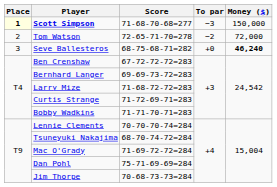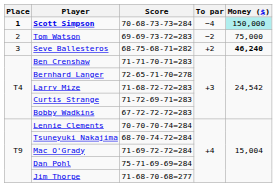(18, 23) lightyellow background -> (18, 23) no background
(157, 23) 71-68-70-68=277 -> (157, 23) 70-68-73-73=284
(210, 23) −3 -> (210, 23) −4
(249, 23) no background -> (249, 23) paleturquoise background
(157, 36) 72-65-71-70=278 -> (157, 36) 69-69-73-72=283
(249, 36) 72,000 -> (249, 36) 75,000
(210, 49) +0 -> (210, 49) +2
(157, 62) 67-72-72-72=283 -> (157, 62) 71-71-70-71=283
(157, 74) 69-69-73-72=283 -> (157, 74) 72-65-71-70=278
(157, 112) 71-71-70-71=283 -> (157, 112) 67-72-72-72=283
(157, 176) 70-68-73-73=284 -> (157, 176) 71-68-70-68=277
